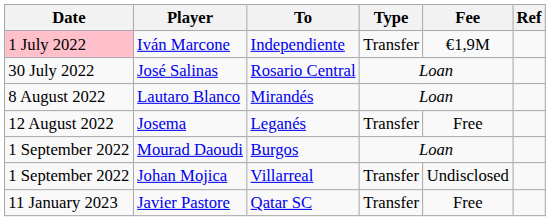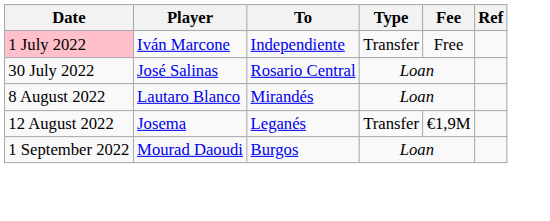(468, 44) €1,9M -> (449, 44) Free
(468, 123) Free -> (449, 123) €1,9M
- row: (182, 176)
- row: (184, 202)
